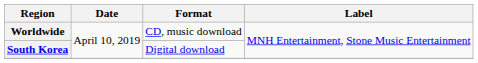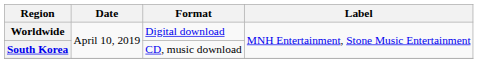(193, 31) CD, music download -> (185, 31) Digital download
(185, 49) Digital download -> (193, 49) CD, music download
